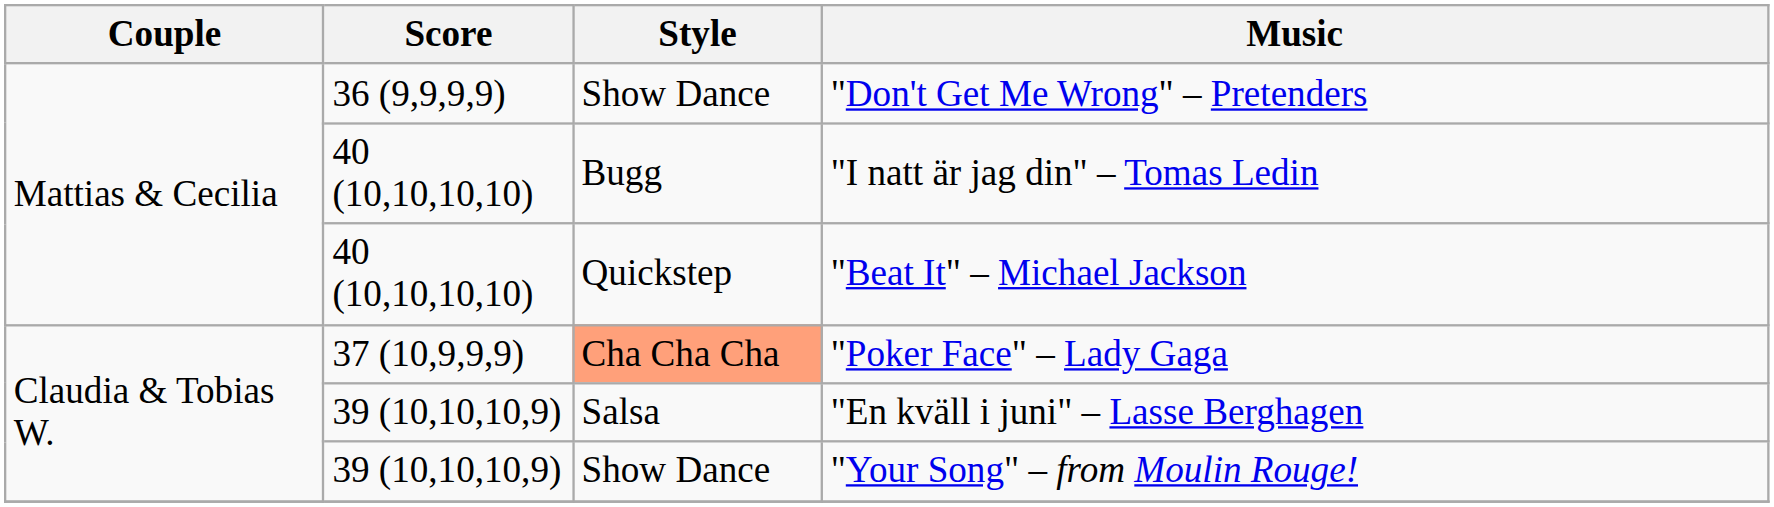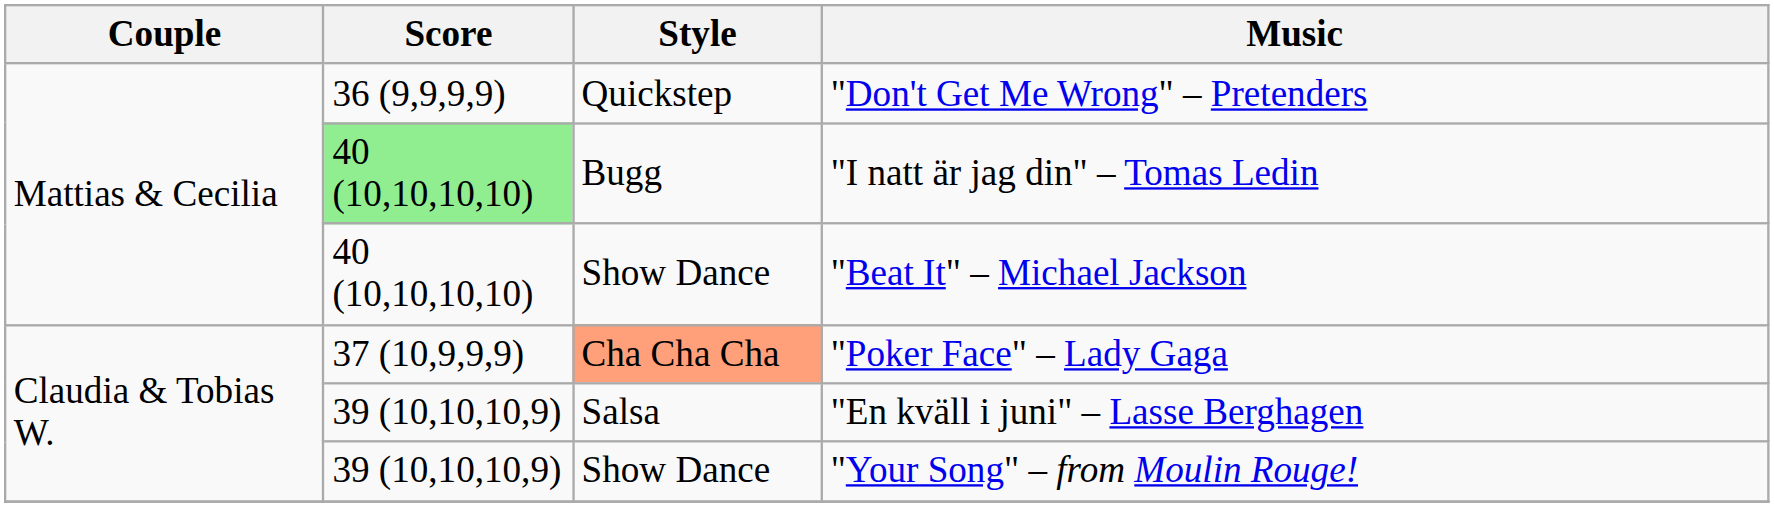(676, 92) Show Dance -> (657, 92) Quickstep
(433, 172) no background -> (433, 172) lightgreen background
(657, 273) Quickstep -> (676, 273) Show Dance
